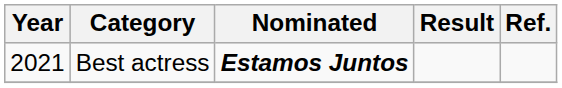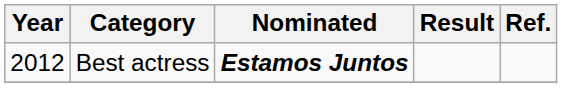(37, 62) 2021 -> (37, 62) 2012
